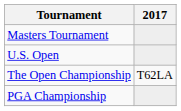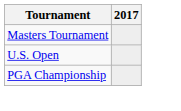- row: (69, 75)
